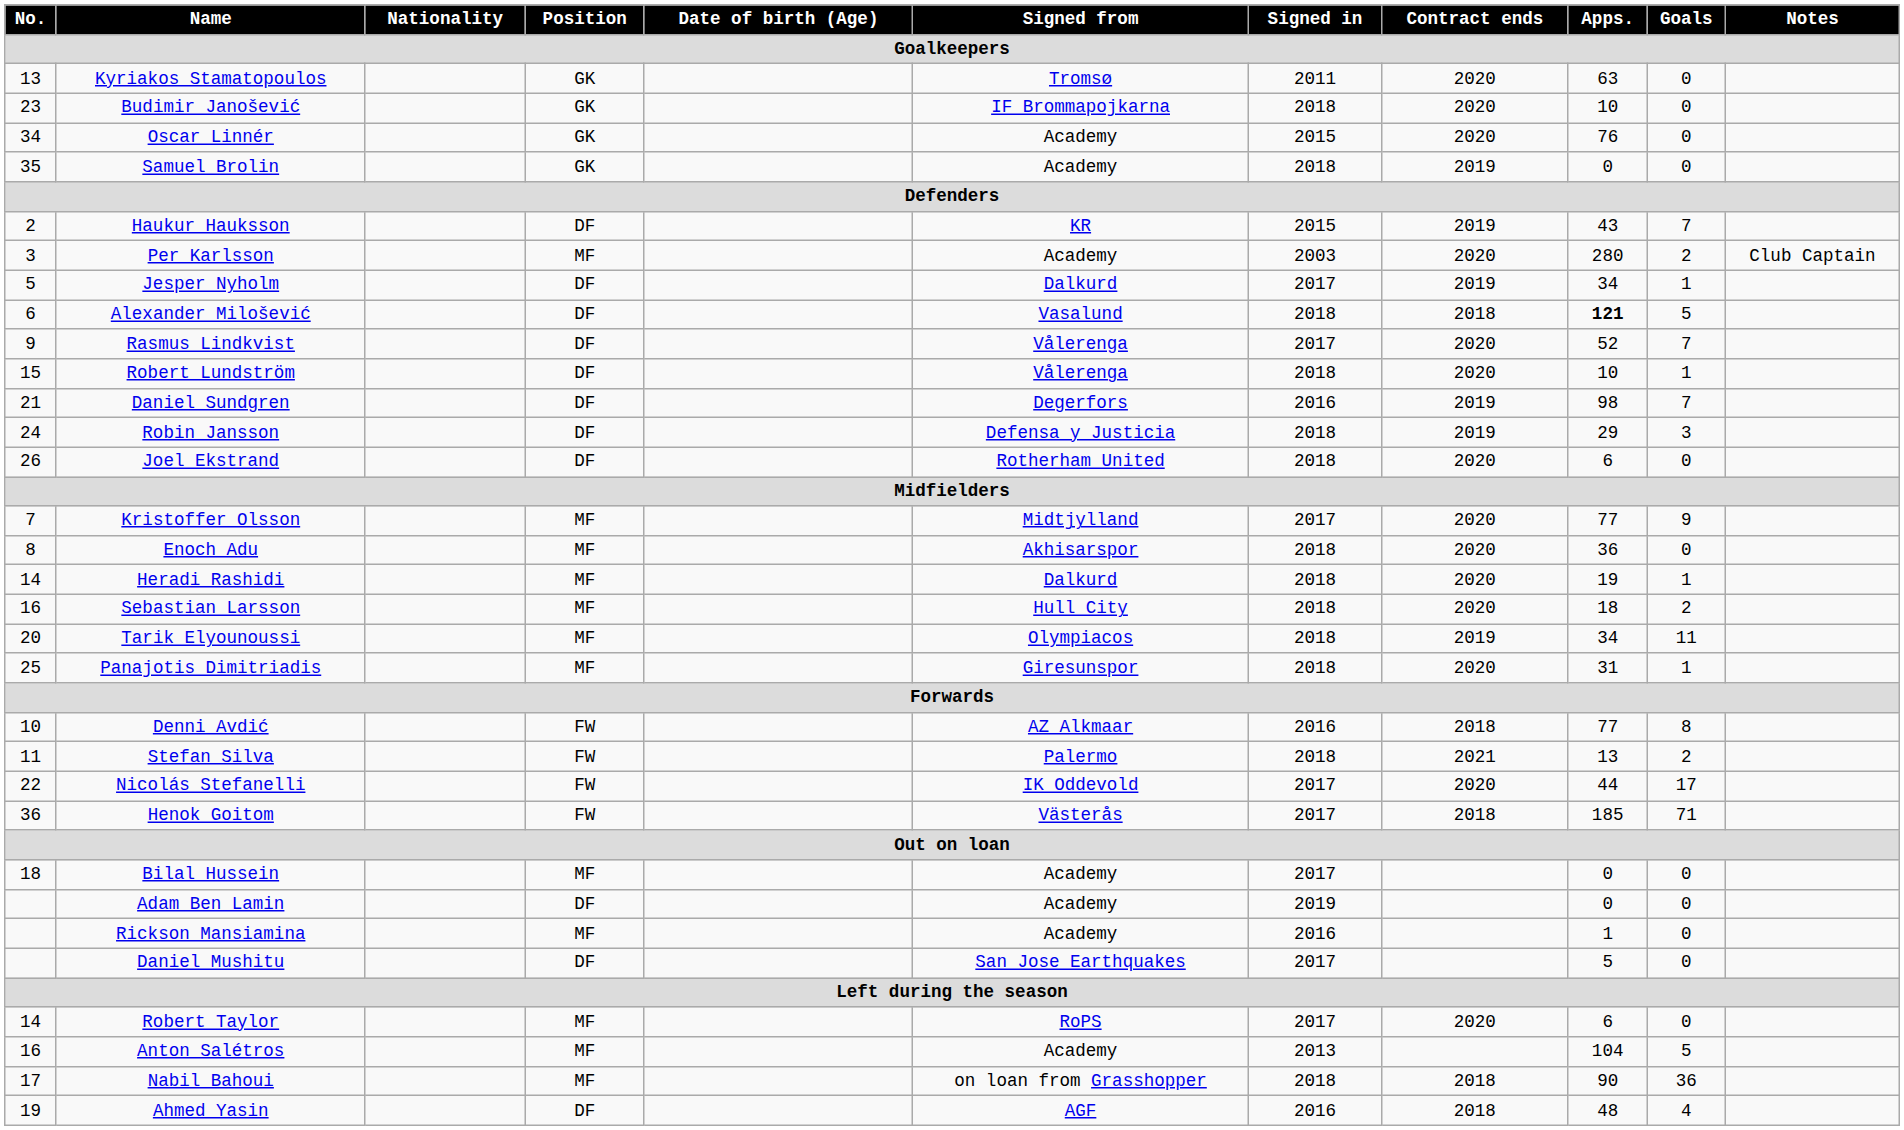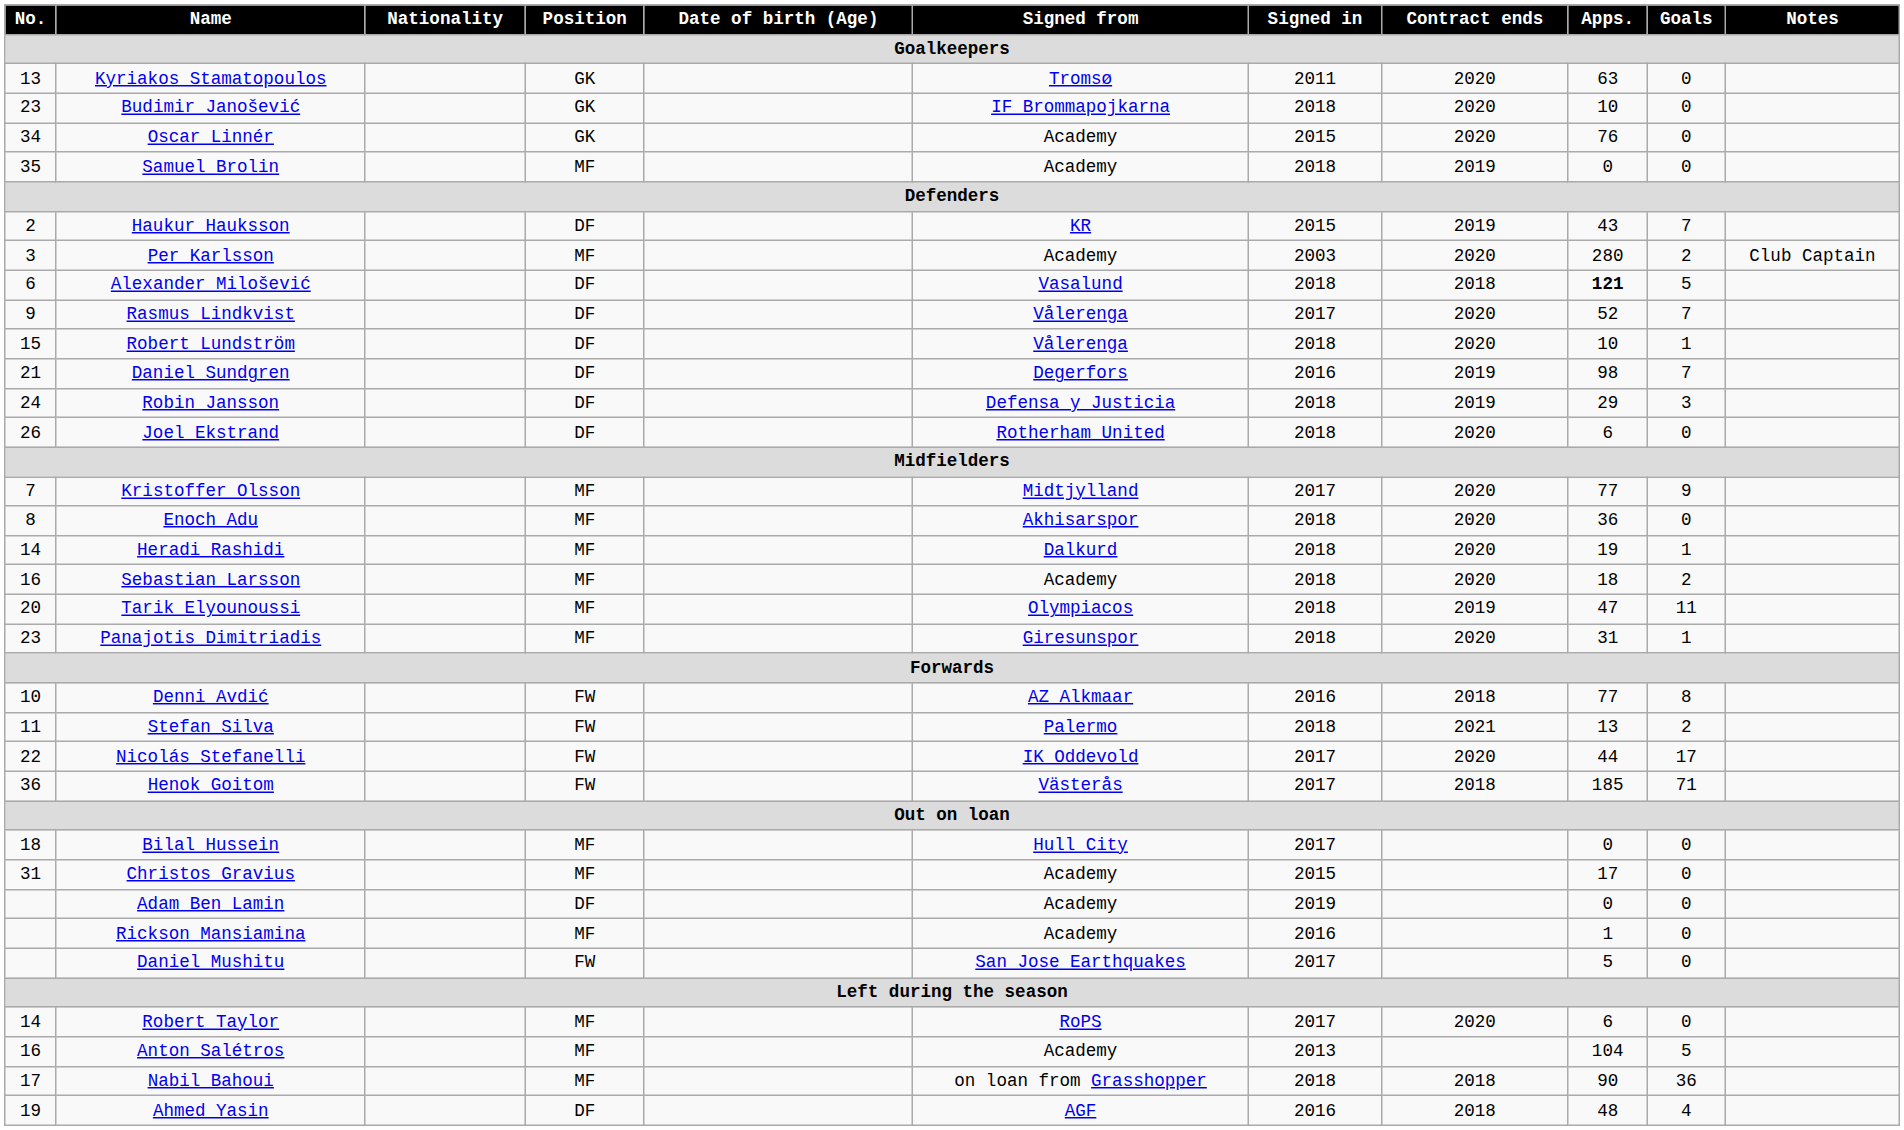(585, 167) GK -> (585, 167) MF
- row: (211, 285)
(1081, 609) Hull City -> (1081, 579) Academy
(1608, 638) 34 -> (1608, 609) 47
(31, 668) 25 -> (31, 638) 23
(1081, 874) Academy -> (1081, 845) Hull City
+ row: (211, 874)
(585, 963) DF -> (585, 963) FW
